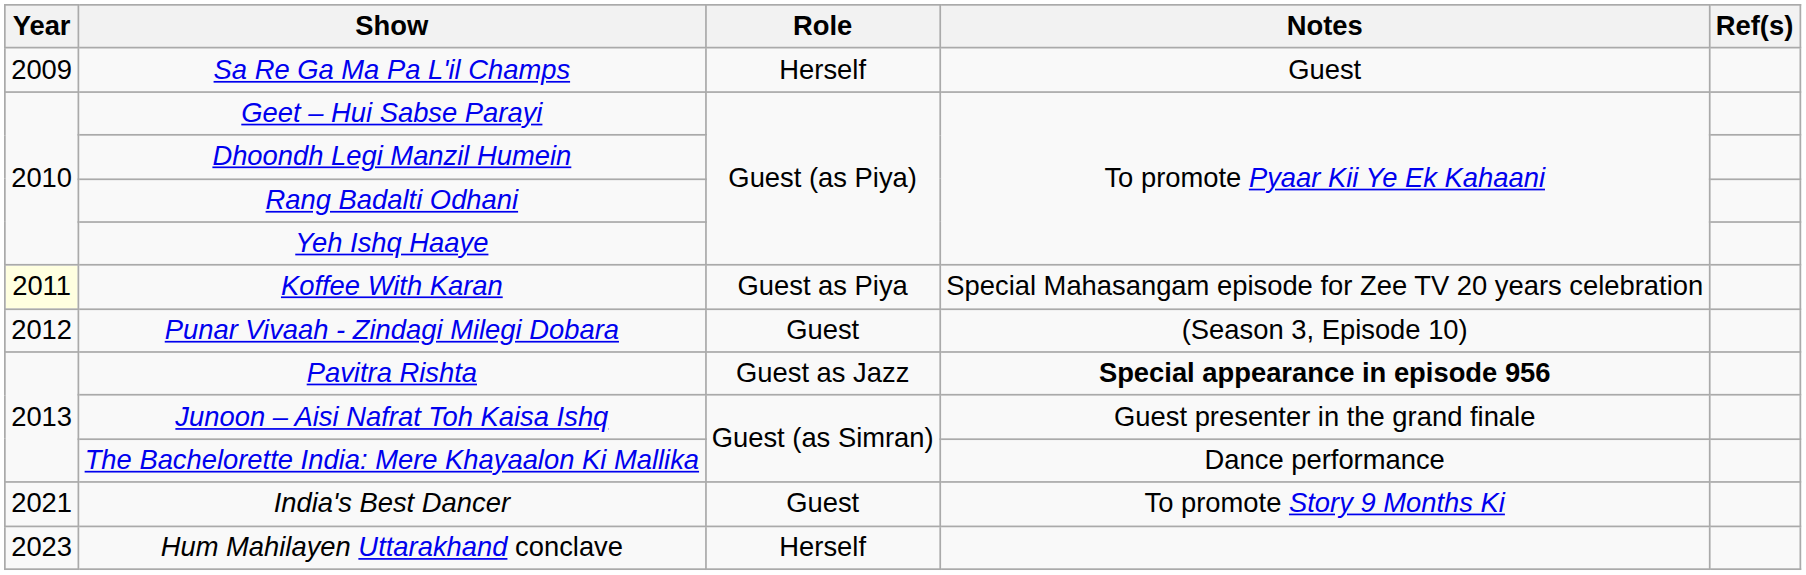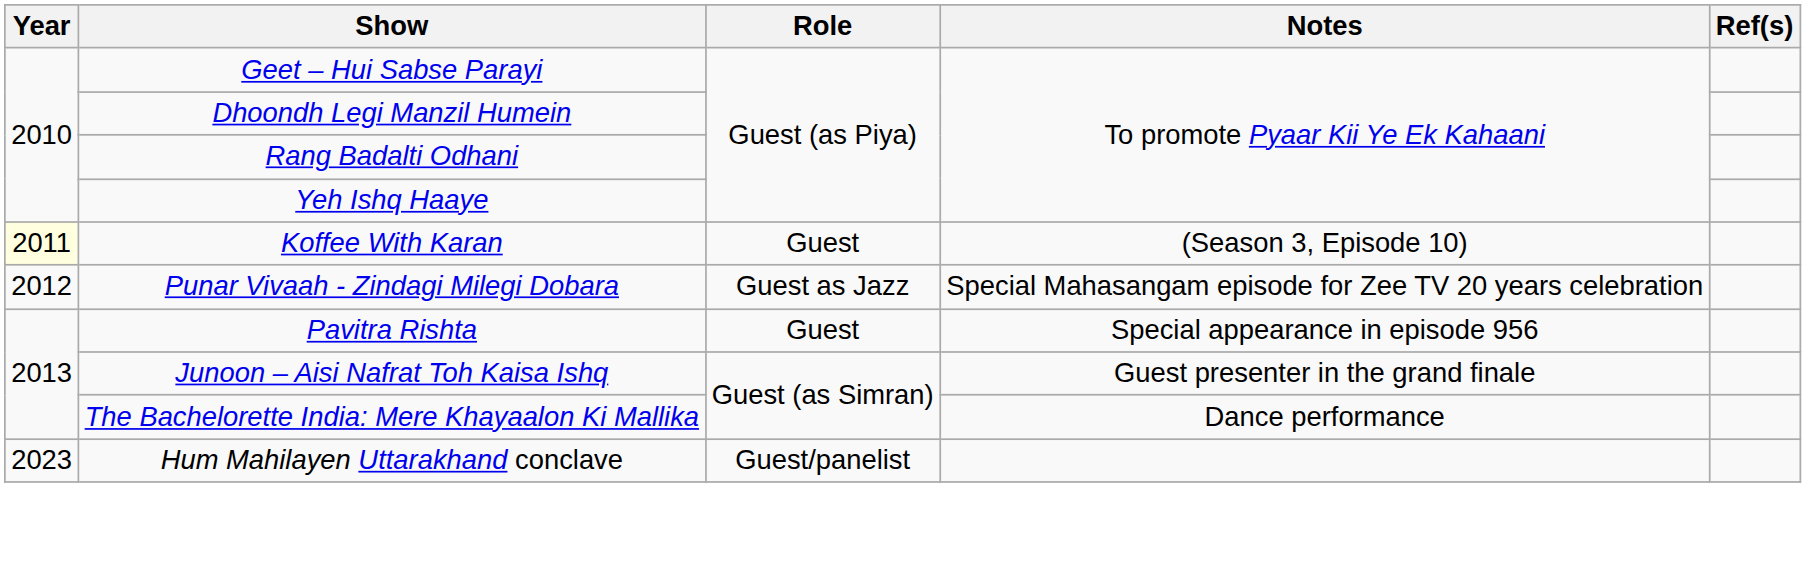- row: (392, 69)
(823, 286) Guest as Piya -> (823, 243) Guest
(1325, 286) Special Mahasangam episode for Zee TV 20 years celebration -> (1325, 243) (Season 3, Episode 10)
(823, 329) Guest -> (823, 286) Guest as Jazz
(1325, 329) (Season 3, Episode 10) -> (1325, 286) Special Mahasangam episode for Zee TV 20 years celebration
(823, 373) Guest as Jazz -> (823, 329) Guest
(1325, 373) bold -> (1325, 329) normal
- row: (392, 503)
(823, 546) Herself -> (823, 460) Guest/panelist
